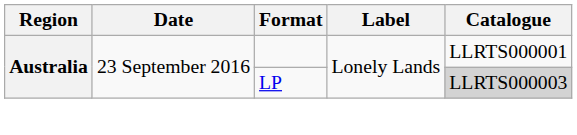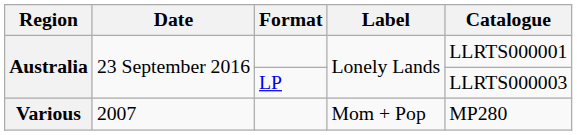(508, 82) lightgrey background -> (508, 82) no background
+ row: (49, 113)
